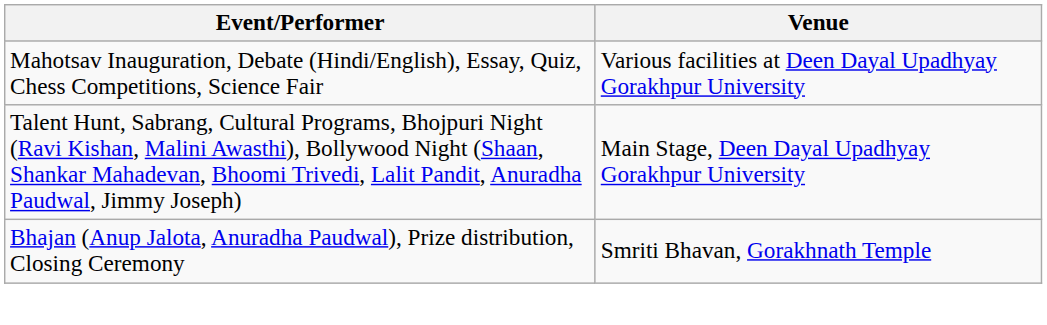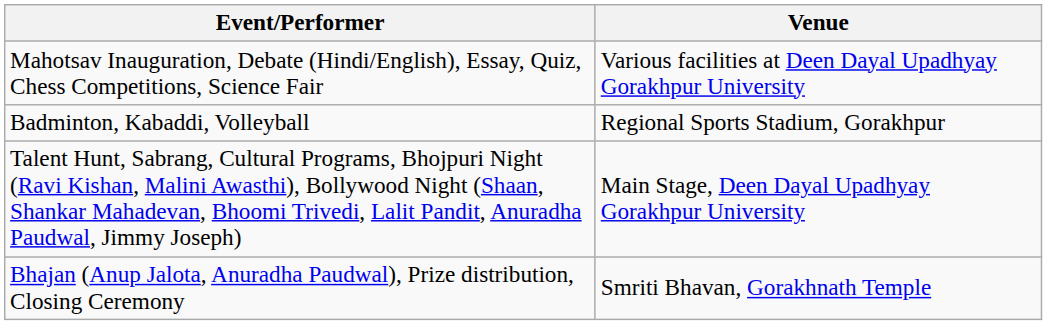+ row: (160, 122)
